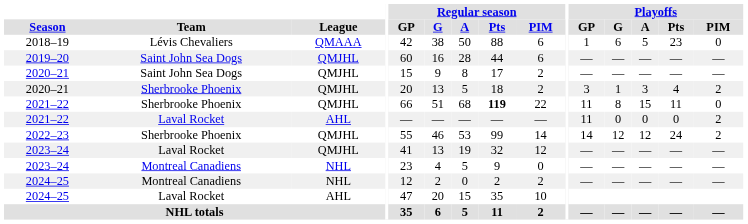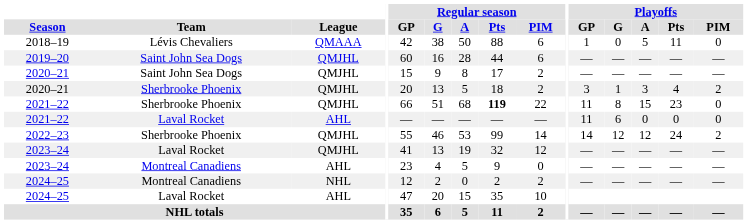(618, 42) 6 -> (618, 42) 0
(676, 42) 23 -> (676, 42) 11
(676, 104) 11 -> (676, 104) 23
(618, 119) 0 -> (618, 119) 6
(718, 119) 2 -> (718, 119) 0
(338, 165) NHL -> (338, 165) AHL
